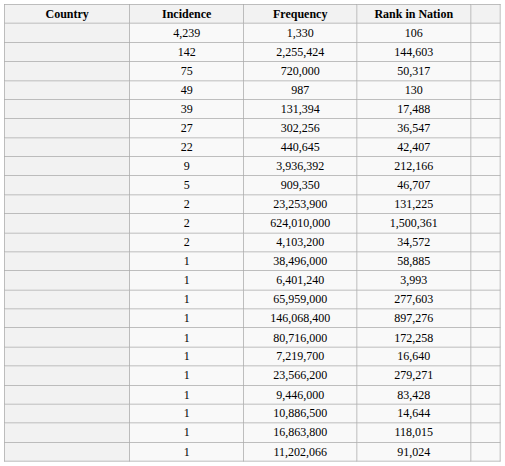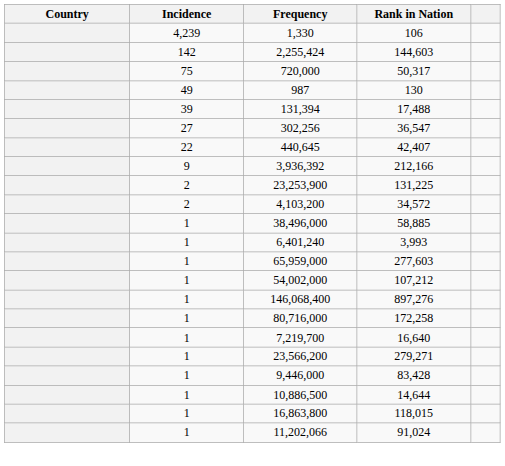- row: (300, 185)
- row: (300, 223)
+ row: (300, 280)
